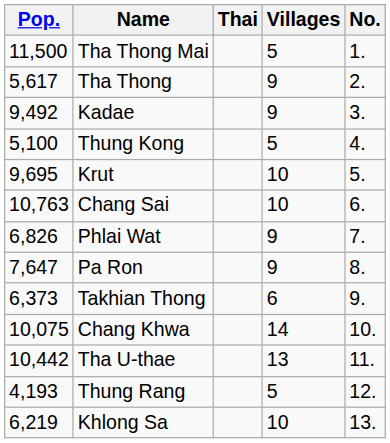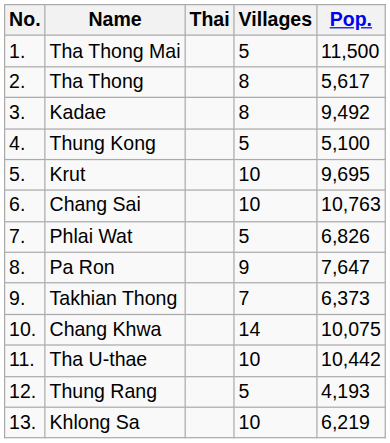columns swapped: (365, 19) <-> (39, 19)
(272, 81) 9 -> (244, 81) 8
(272, 112) 9 -> (244, 112) 8
(272, 236) 9 -> (244, 236) 5
(272, 298) 6 -> (244, 298) 7
(278, 360) 13 -> (249, 360) 10
